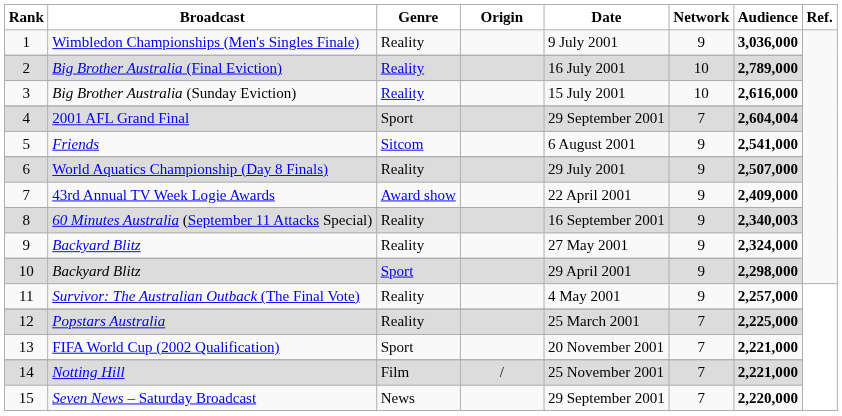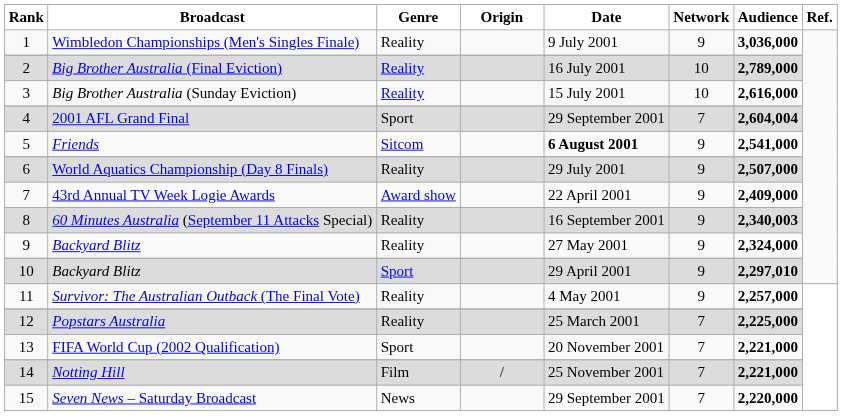(592, 144) normal -> (593, 144) bold
(768, 270) 2,298,000 -> (768, 270) 2,297,010
